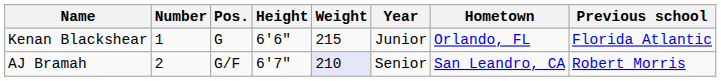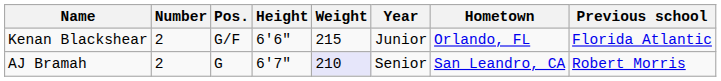(159, 40) 1 -> (159, 40) 2
(218, 40) G -> (227, 40) G/F
(227, 64) G/F -> (218, 64) G
